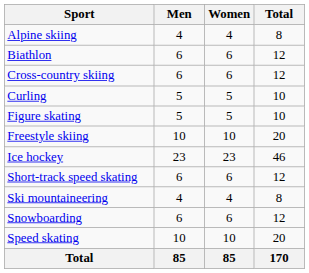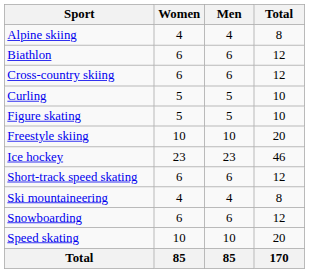columns swapped: (179, 14) <-> (229, 14)
